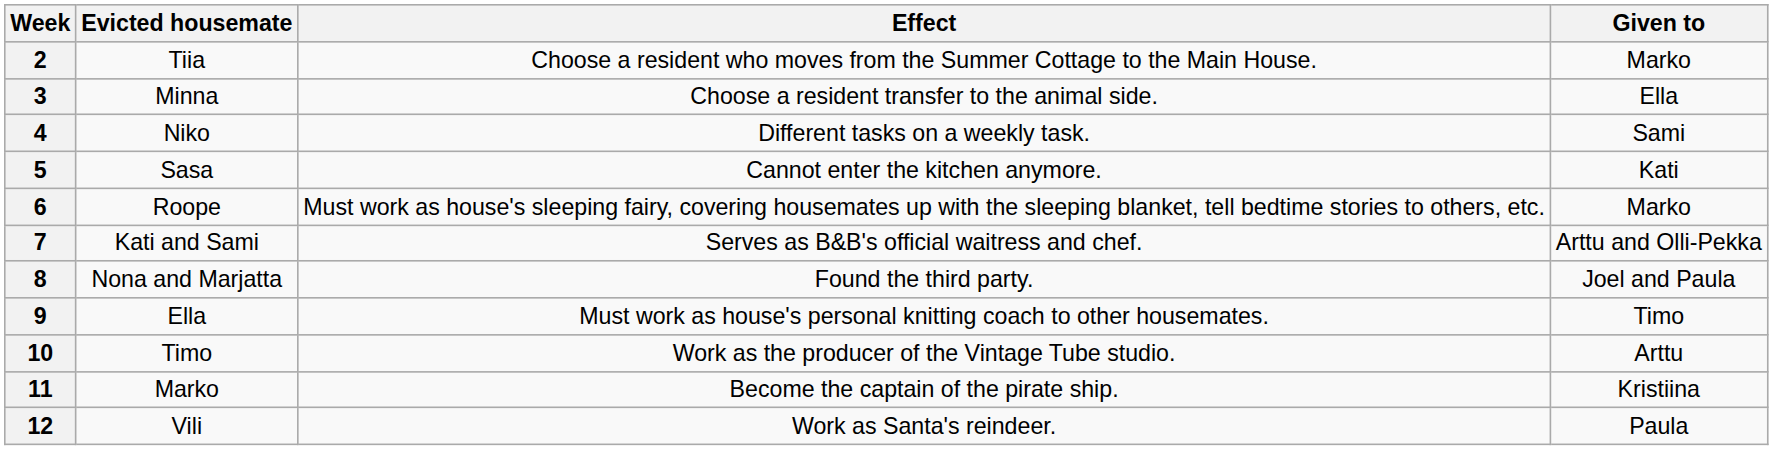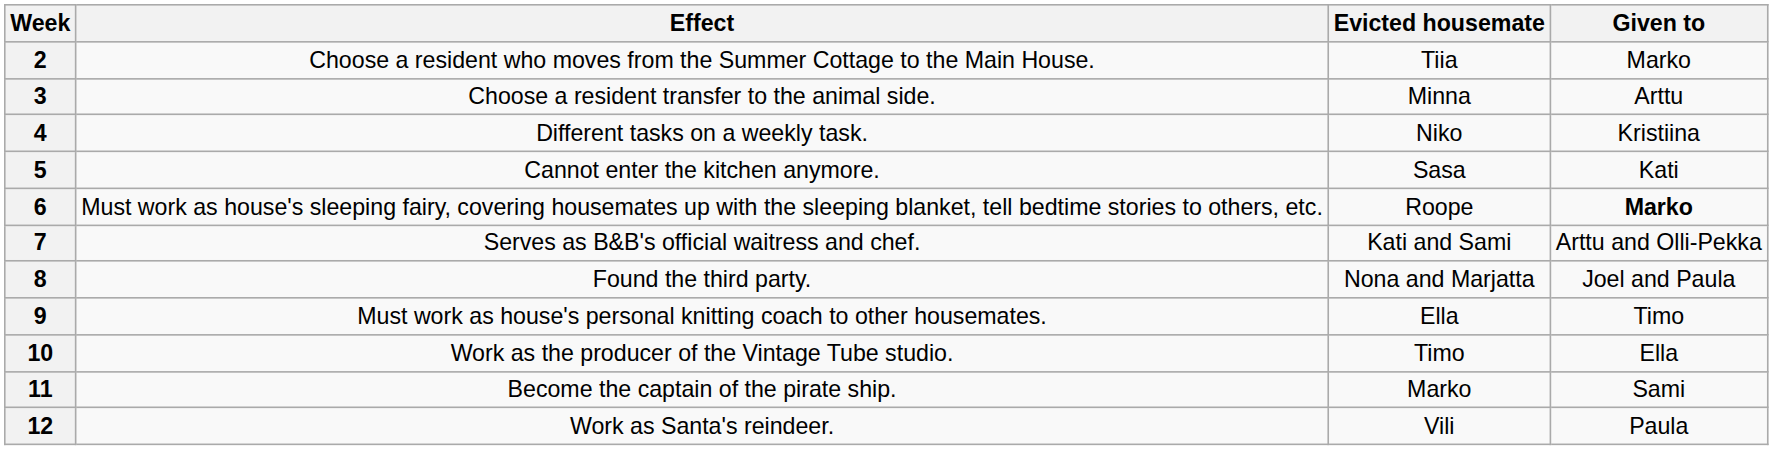columns swapped: (187, 24) <-> (924, 24)
(1659, 97) Ella -> (1659, 97) Arttu
(1659, 133) Sami -> (1659, 133) Kristiina
(1659, 207) normal -> (1659, 207) bold
(1659, 353) Arttu -> (1659, 353) Ella
(1659, 390) Kristiina -> (1659, 390) Sami
